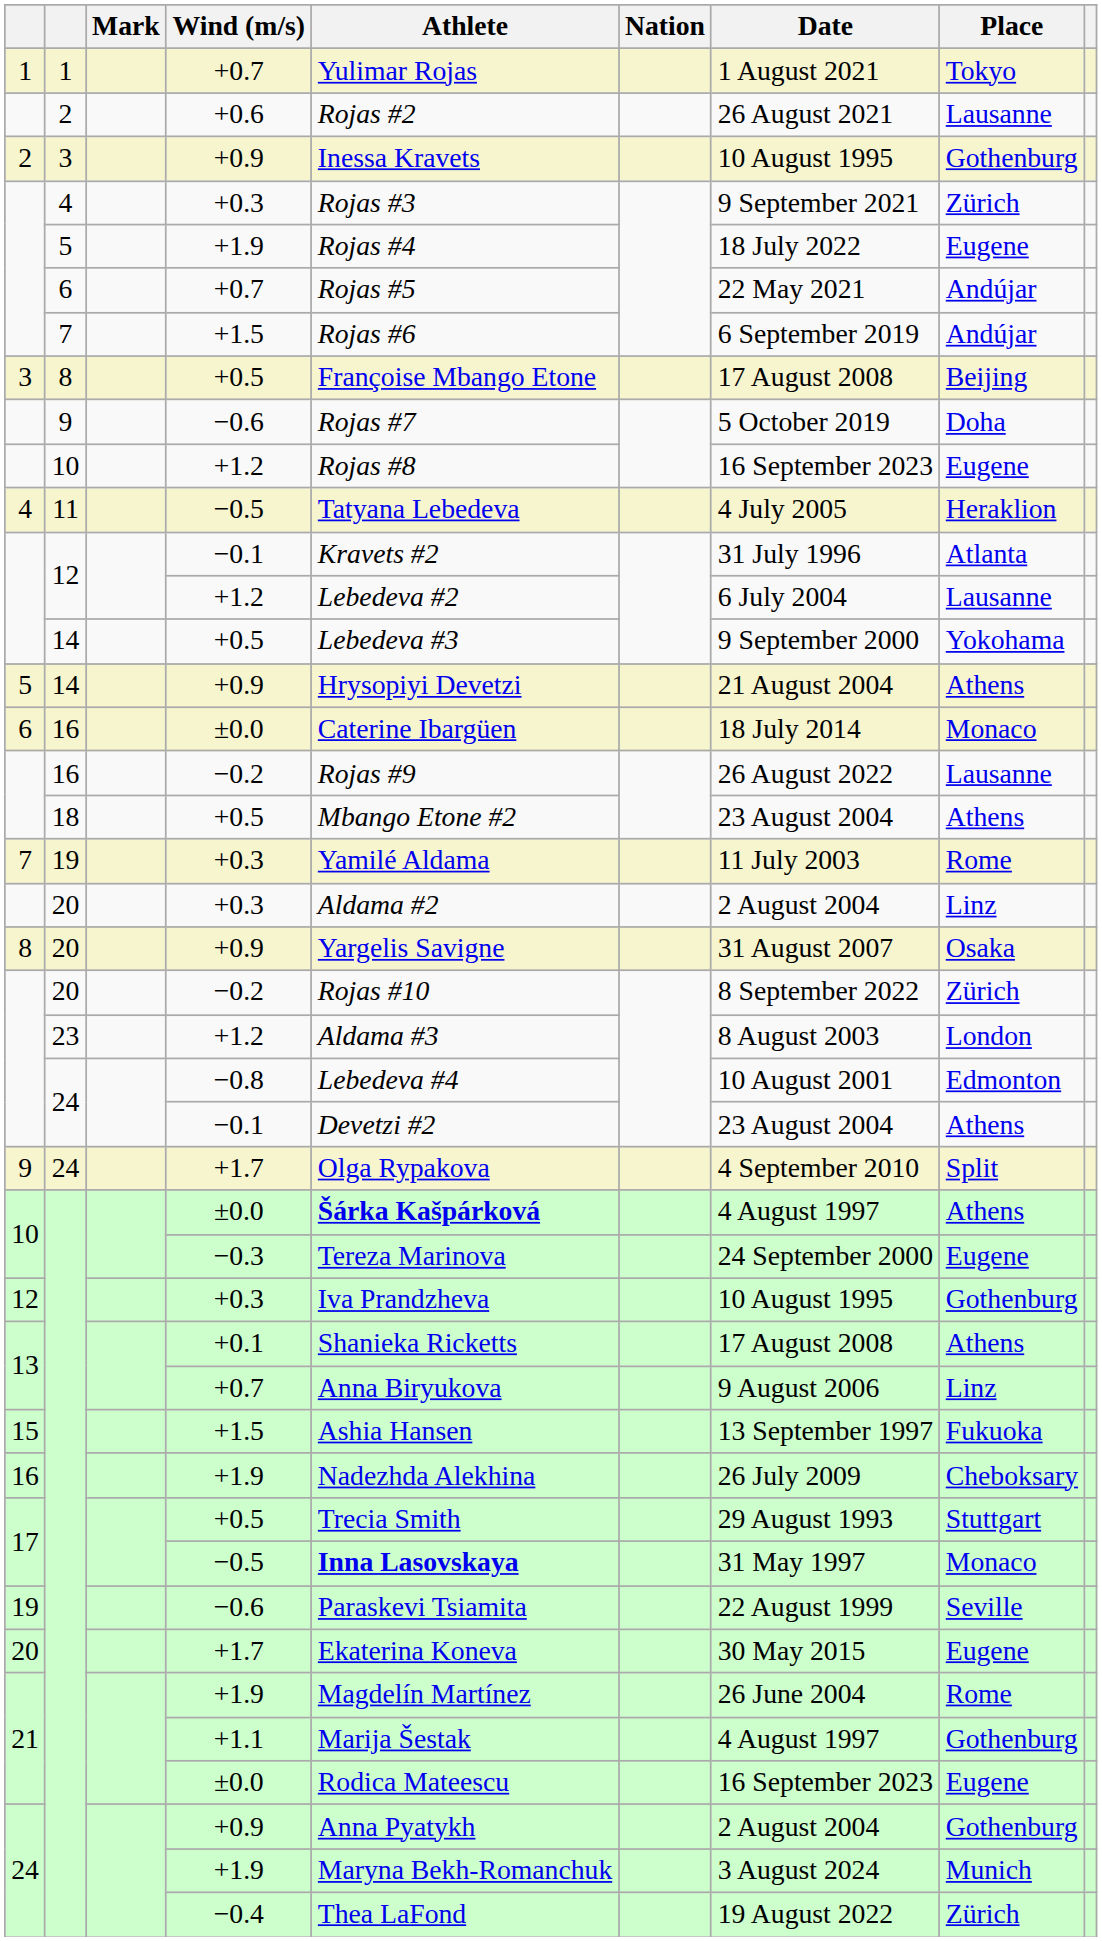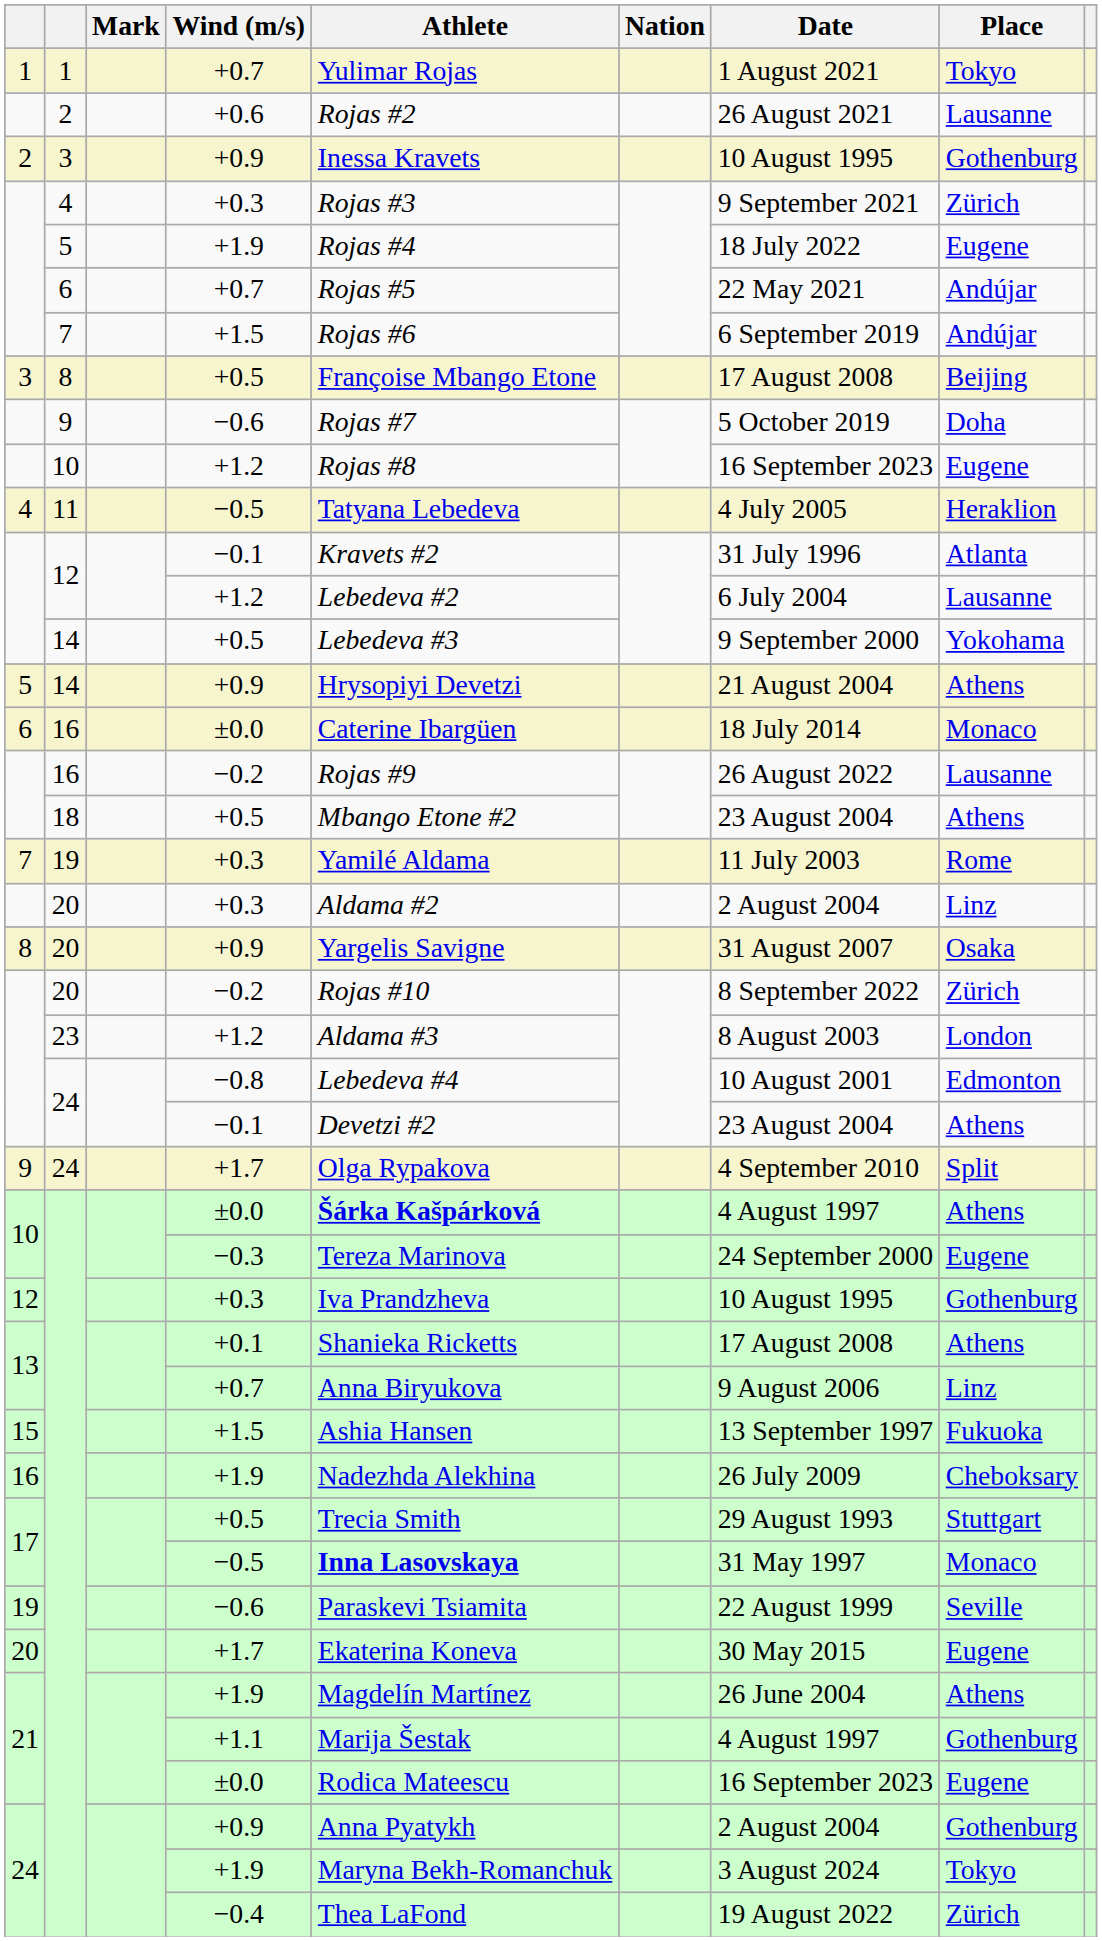(979, 1694) Rome -> (985, 1694) Athens
(989, 1870) Munich -> (981, 1870) Tokyo
